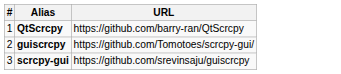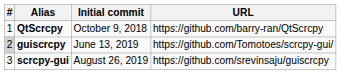+ column: (111, 12)
(10, 45) no background -> (10, 45) lightgrey background
